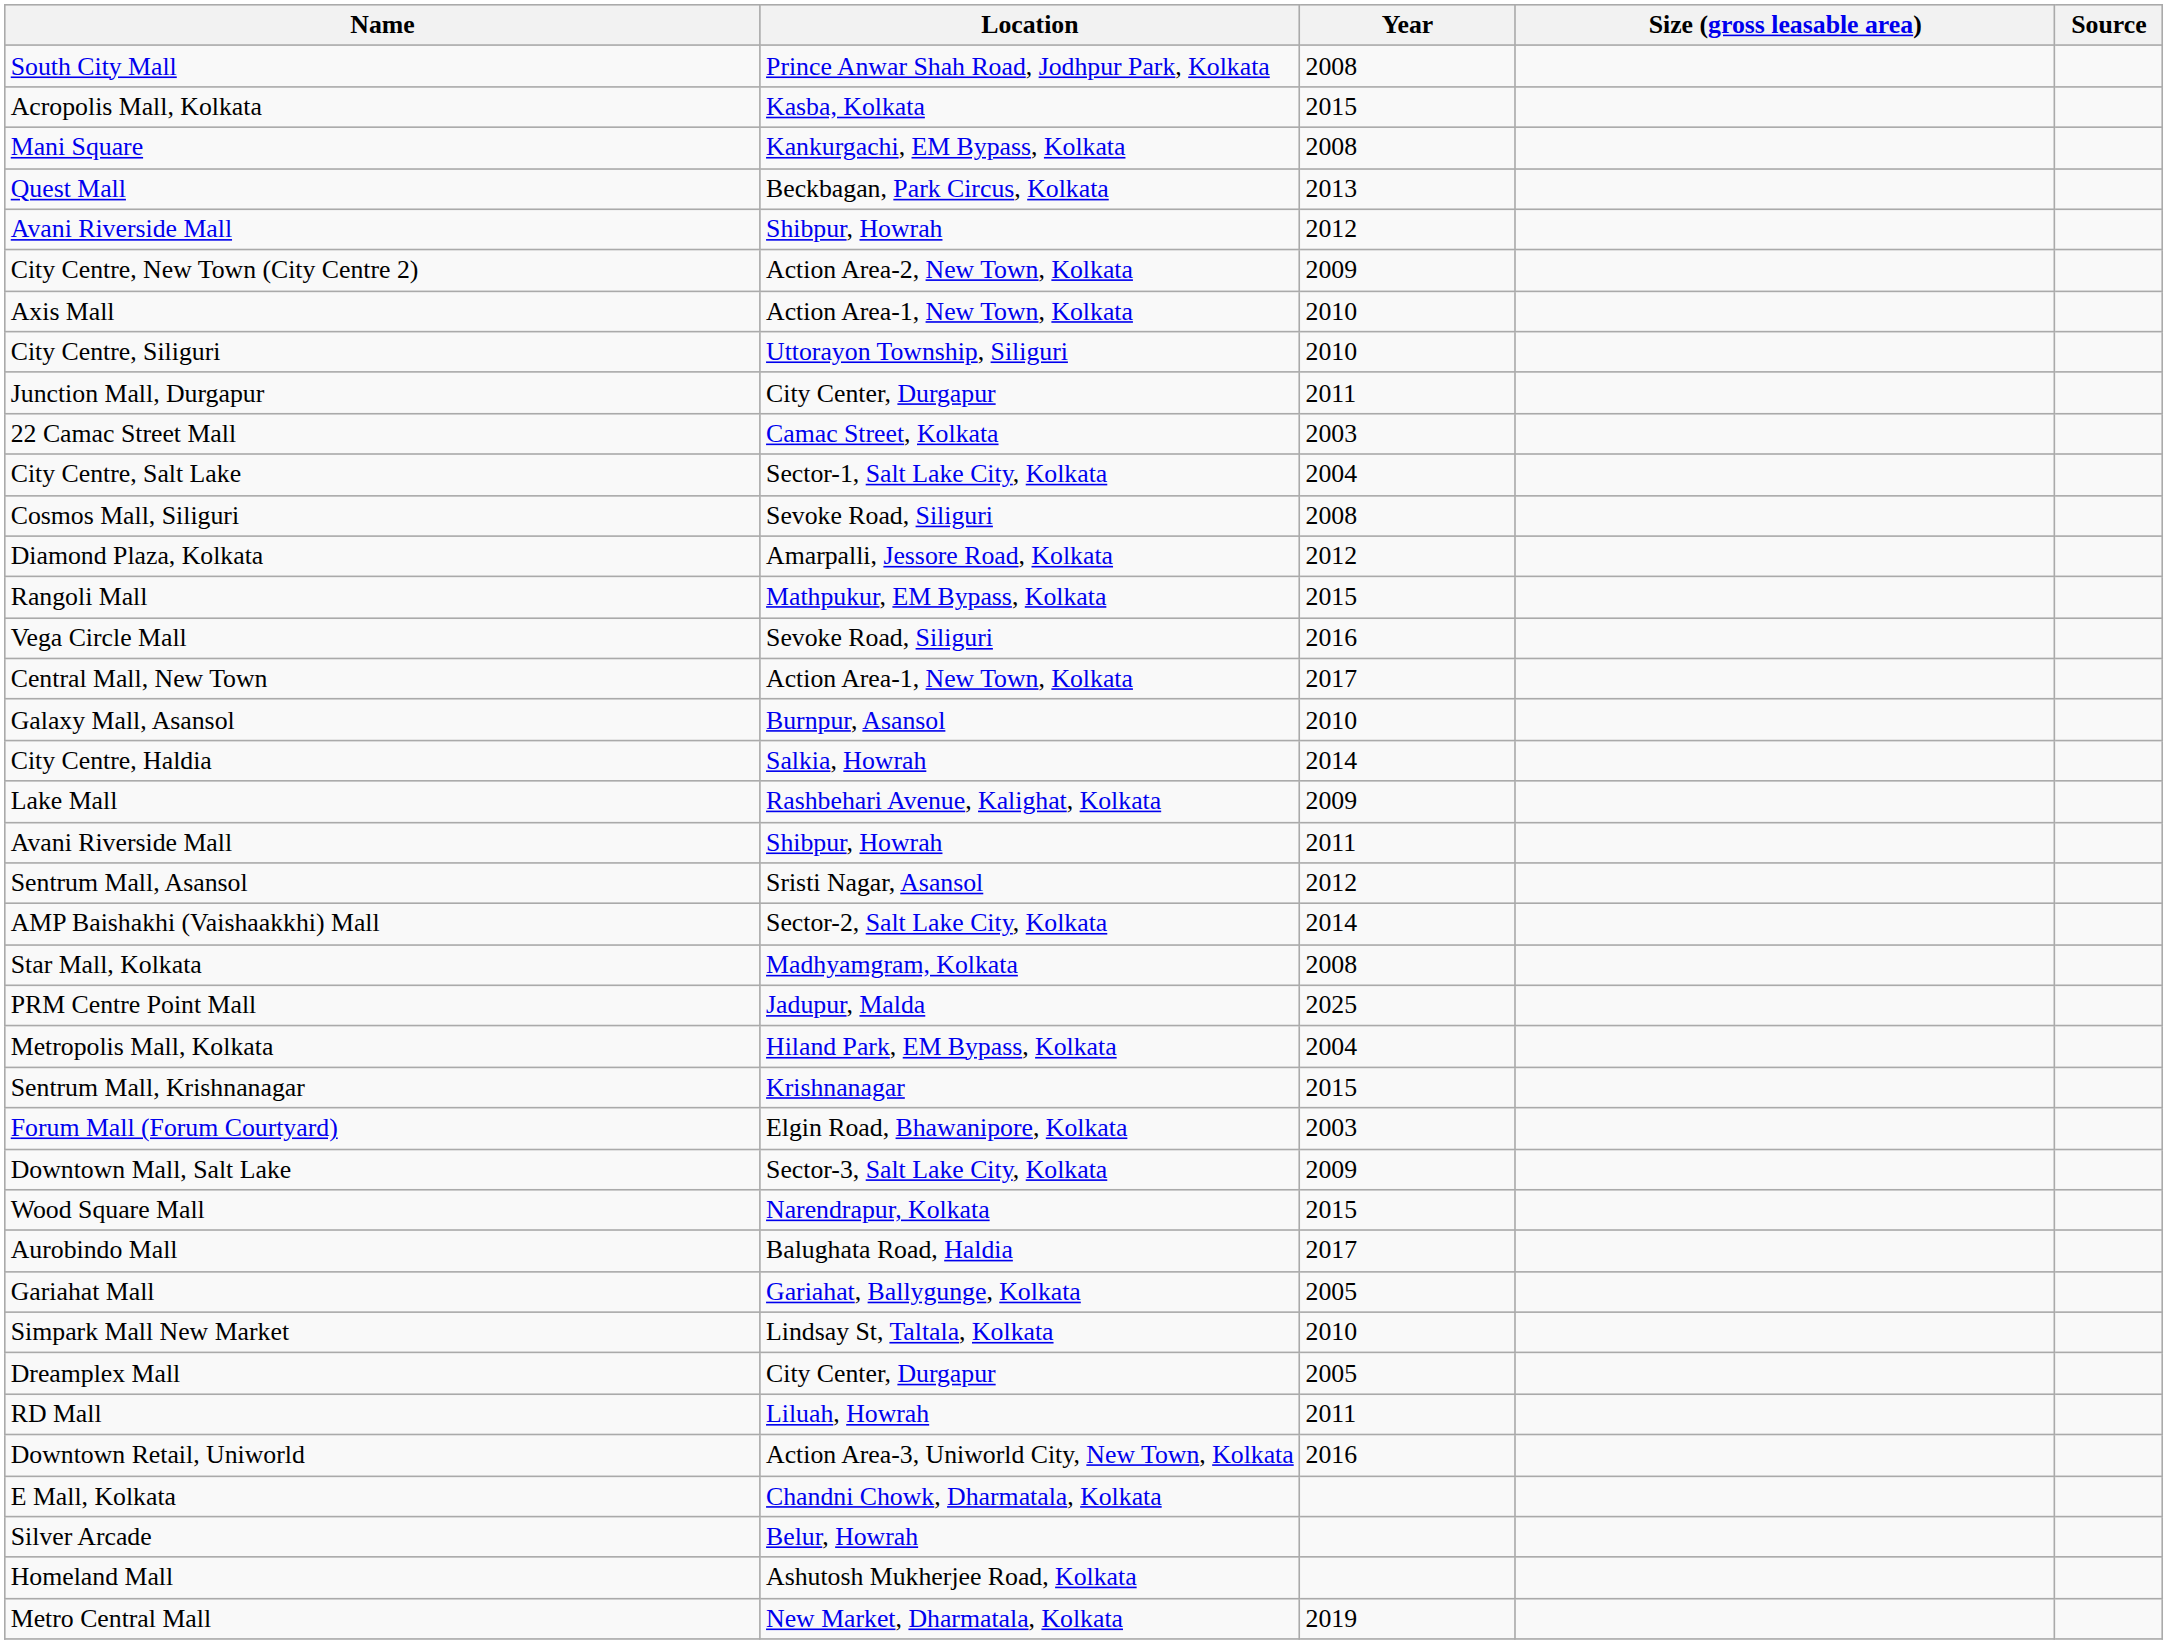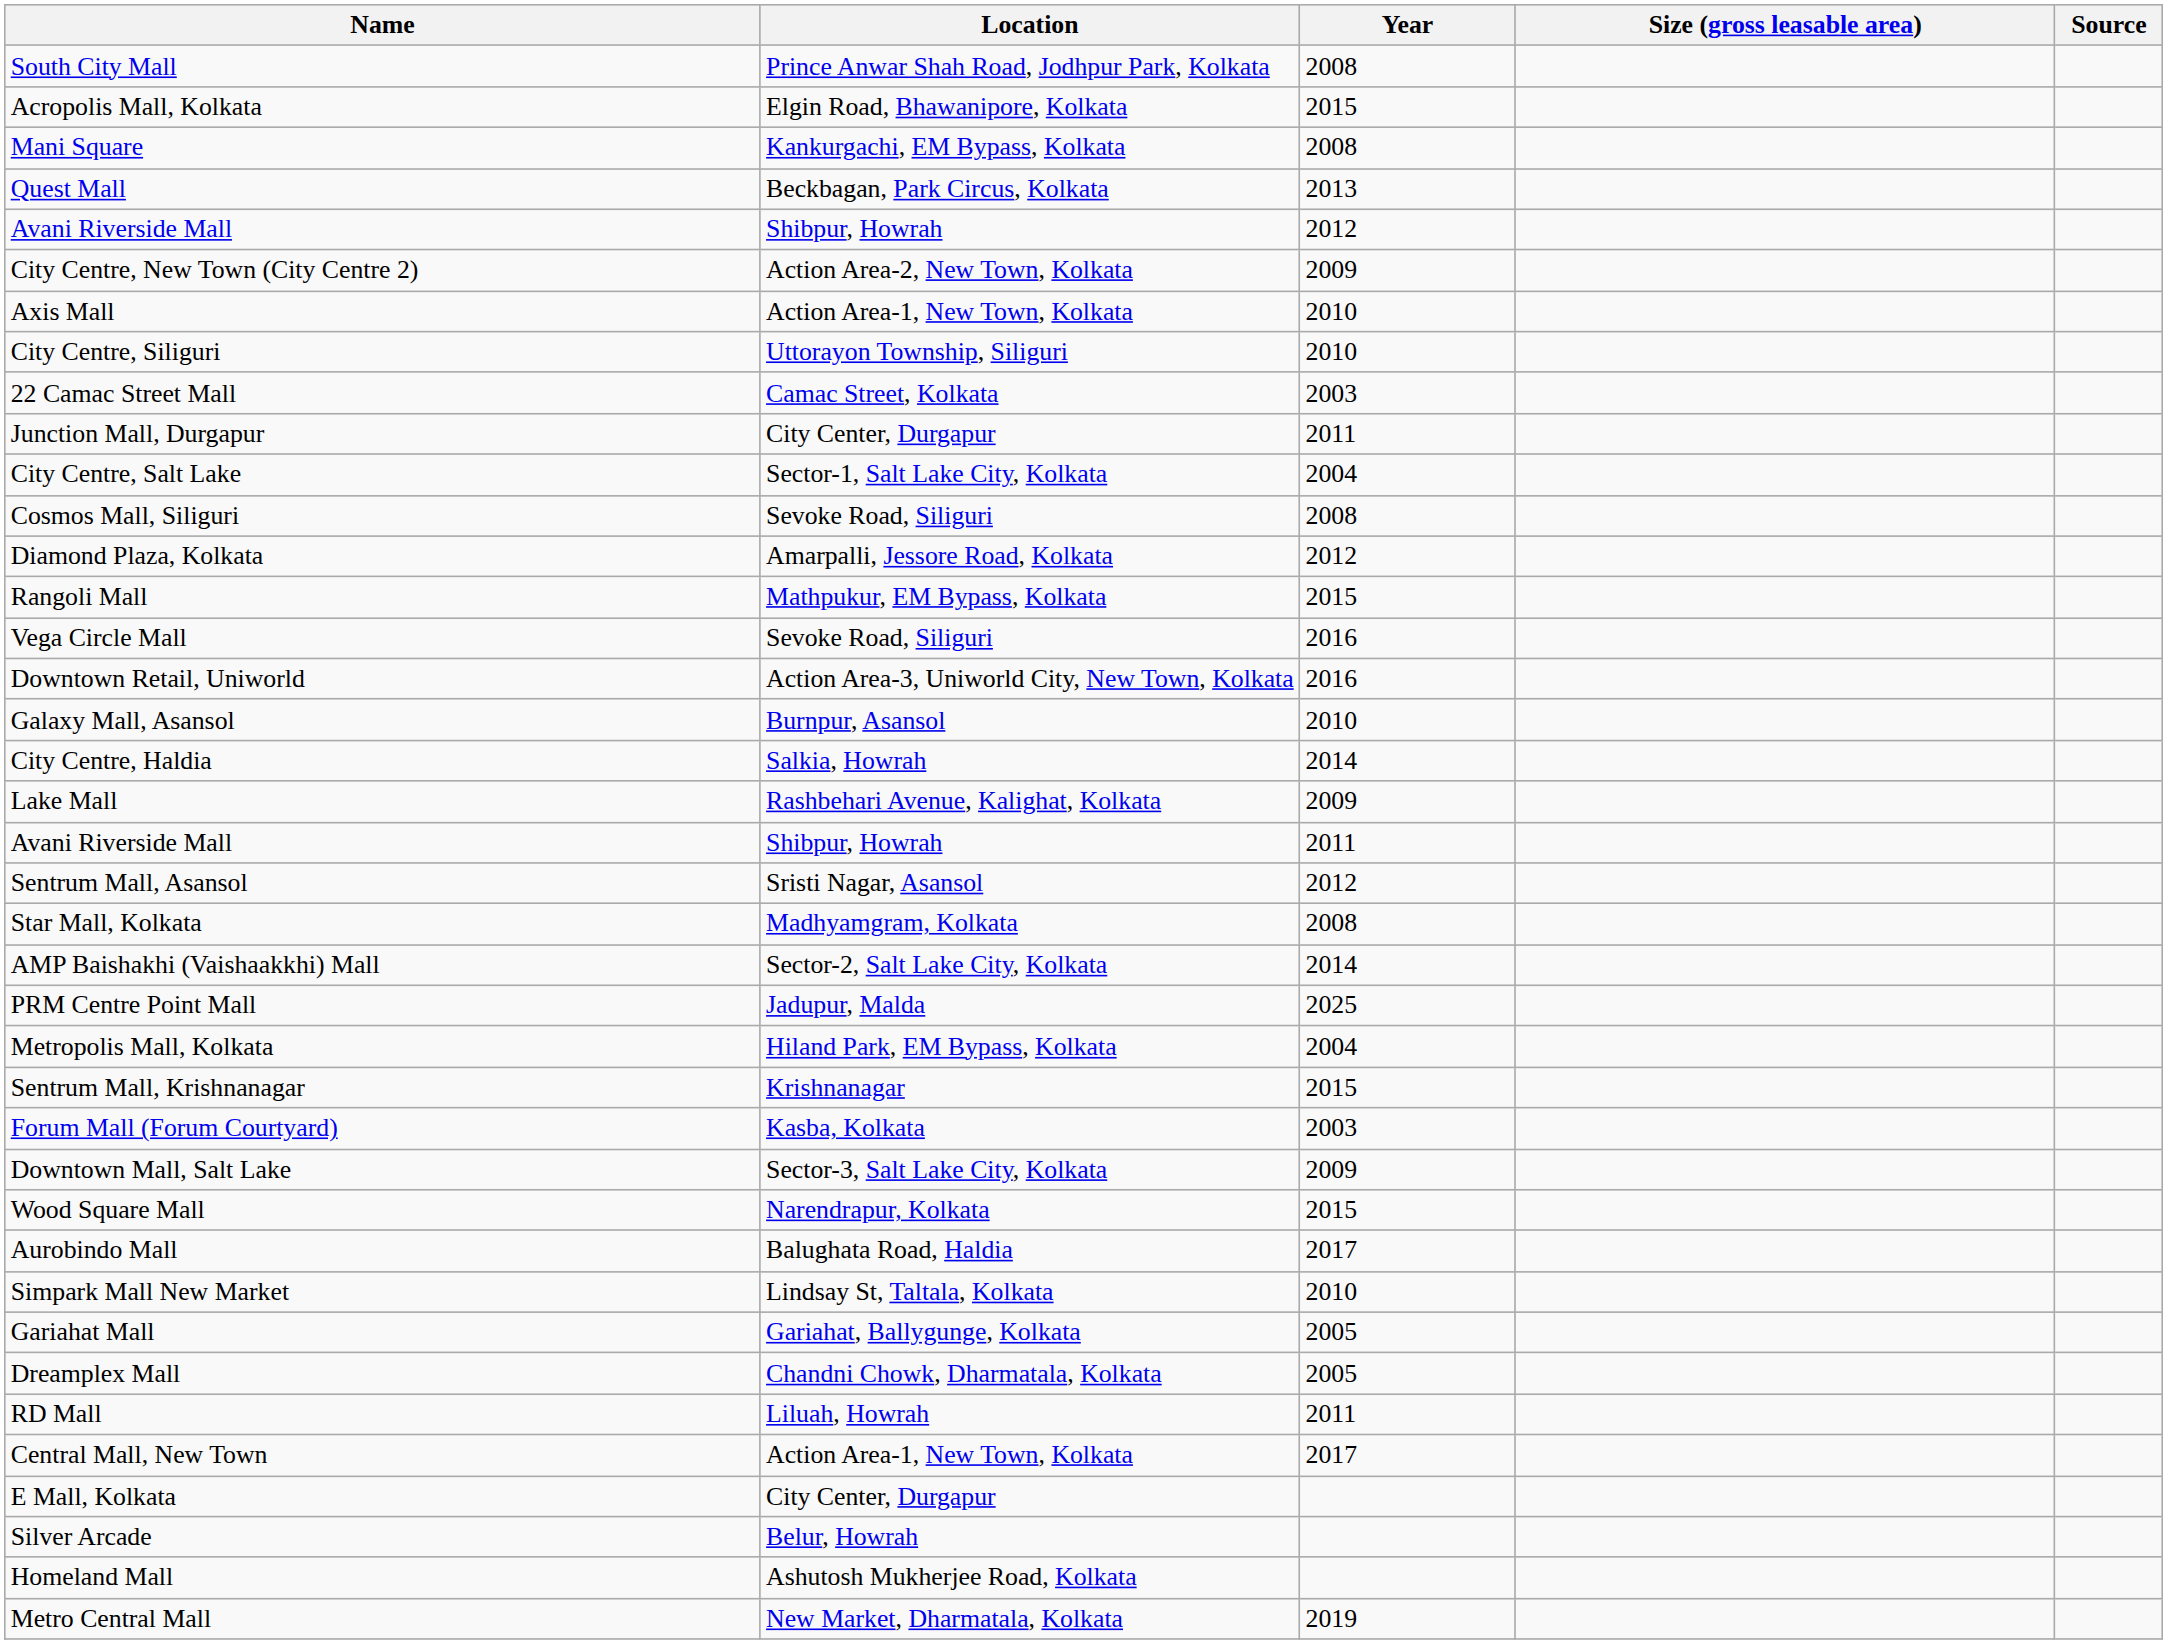(845, 106) Kasba, Kolkata -> (947, 106) Elgin Road, Bhawanipore, Kolkata
rows swapped: (138, 392) <-> (123, 433)
rows swapped: (158, 1454) <-> (139, 678)
rows swapped: (106, 964) <-> (195, 923)
(947, 1127) Elgin Road, Bhawanipore, Kolkata -> (845, 1127) Kasba, Kolkata
rows swapped: (150, 1332) <-> (83, 1291)
(881, 1373) City Center, Durgapur -> (964, 1373) Chandni Chowk, Dharmatala, Kolkata
(964, 1495) Chandni Chowk, Dharmatala, Kolkata -> (881, 1495) City Center, Durgapur
